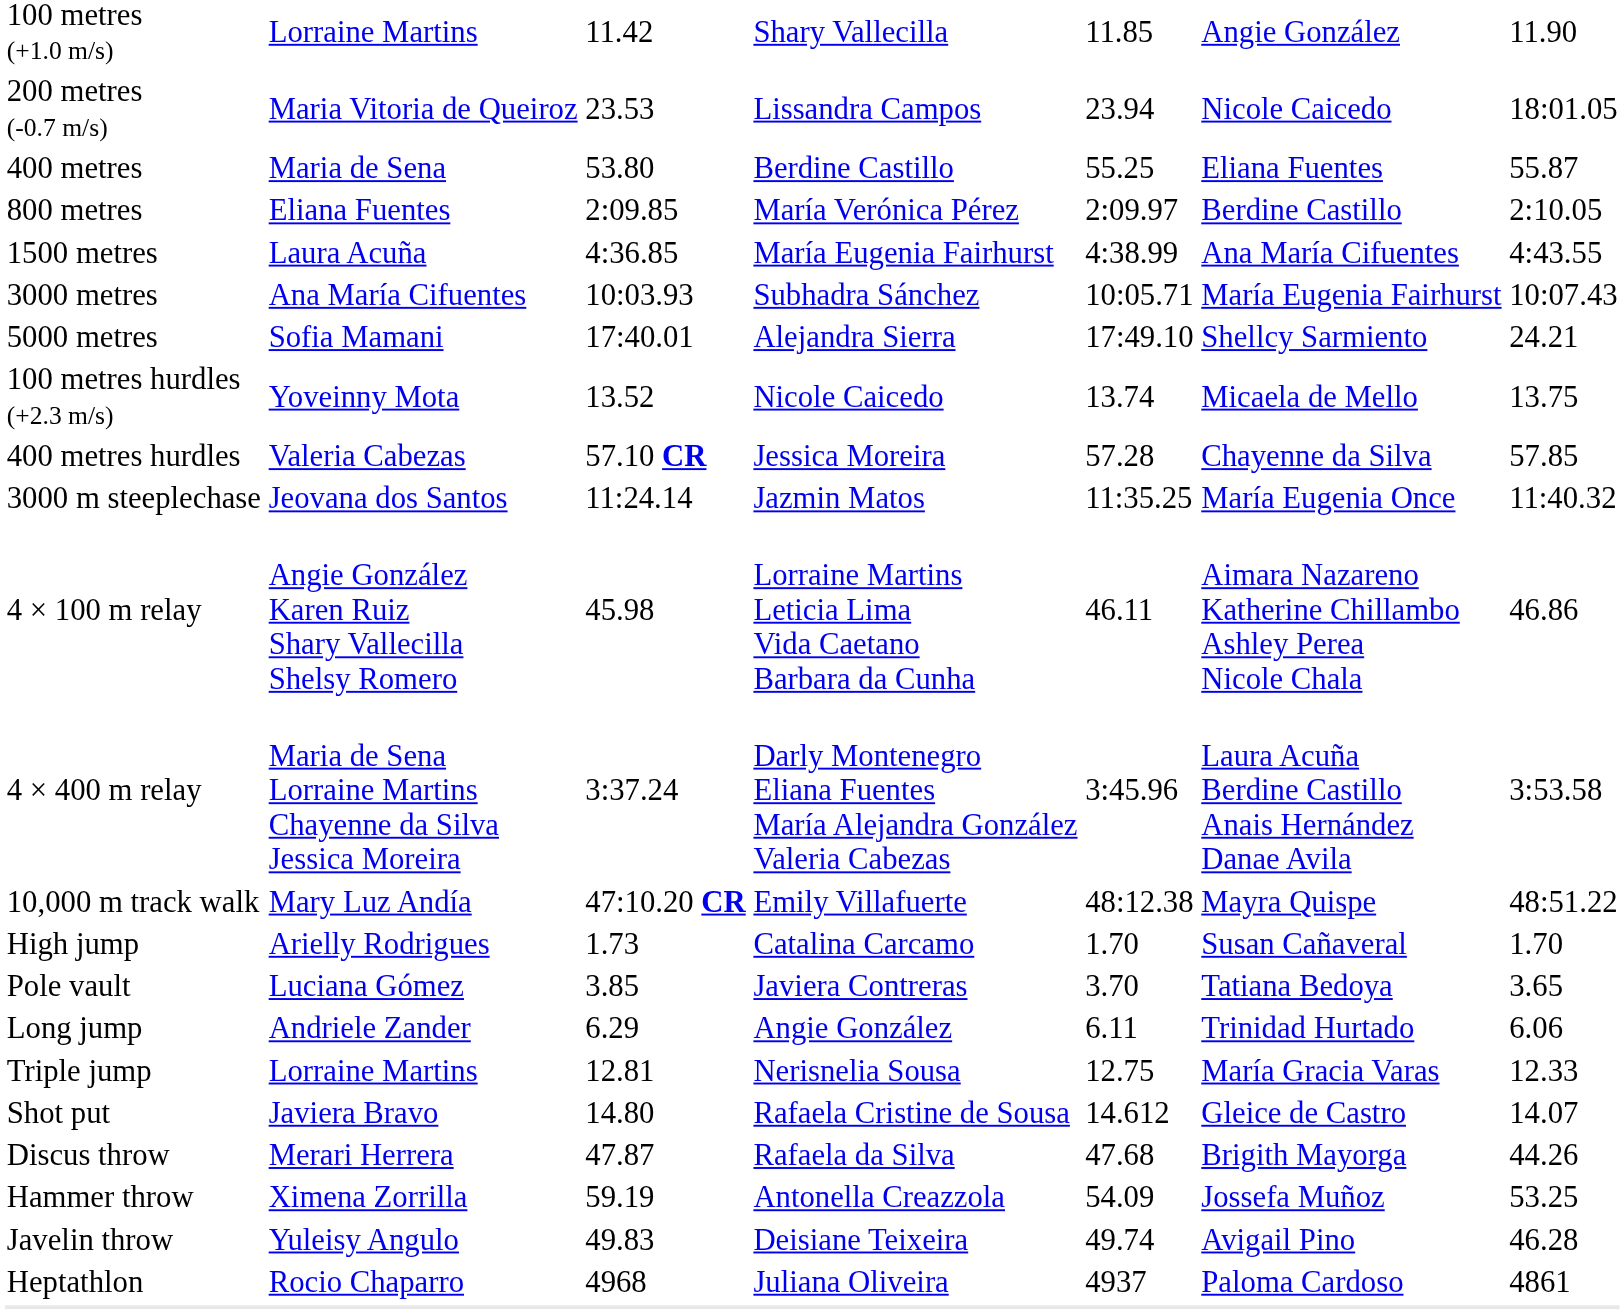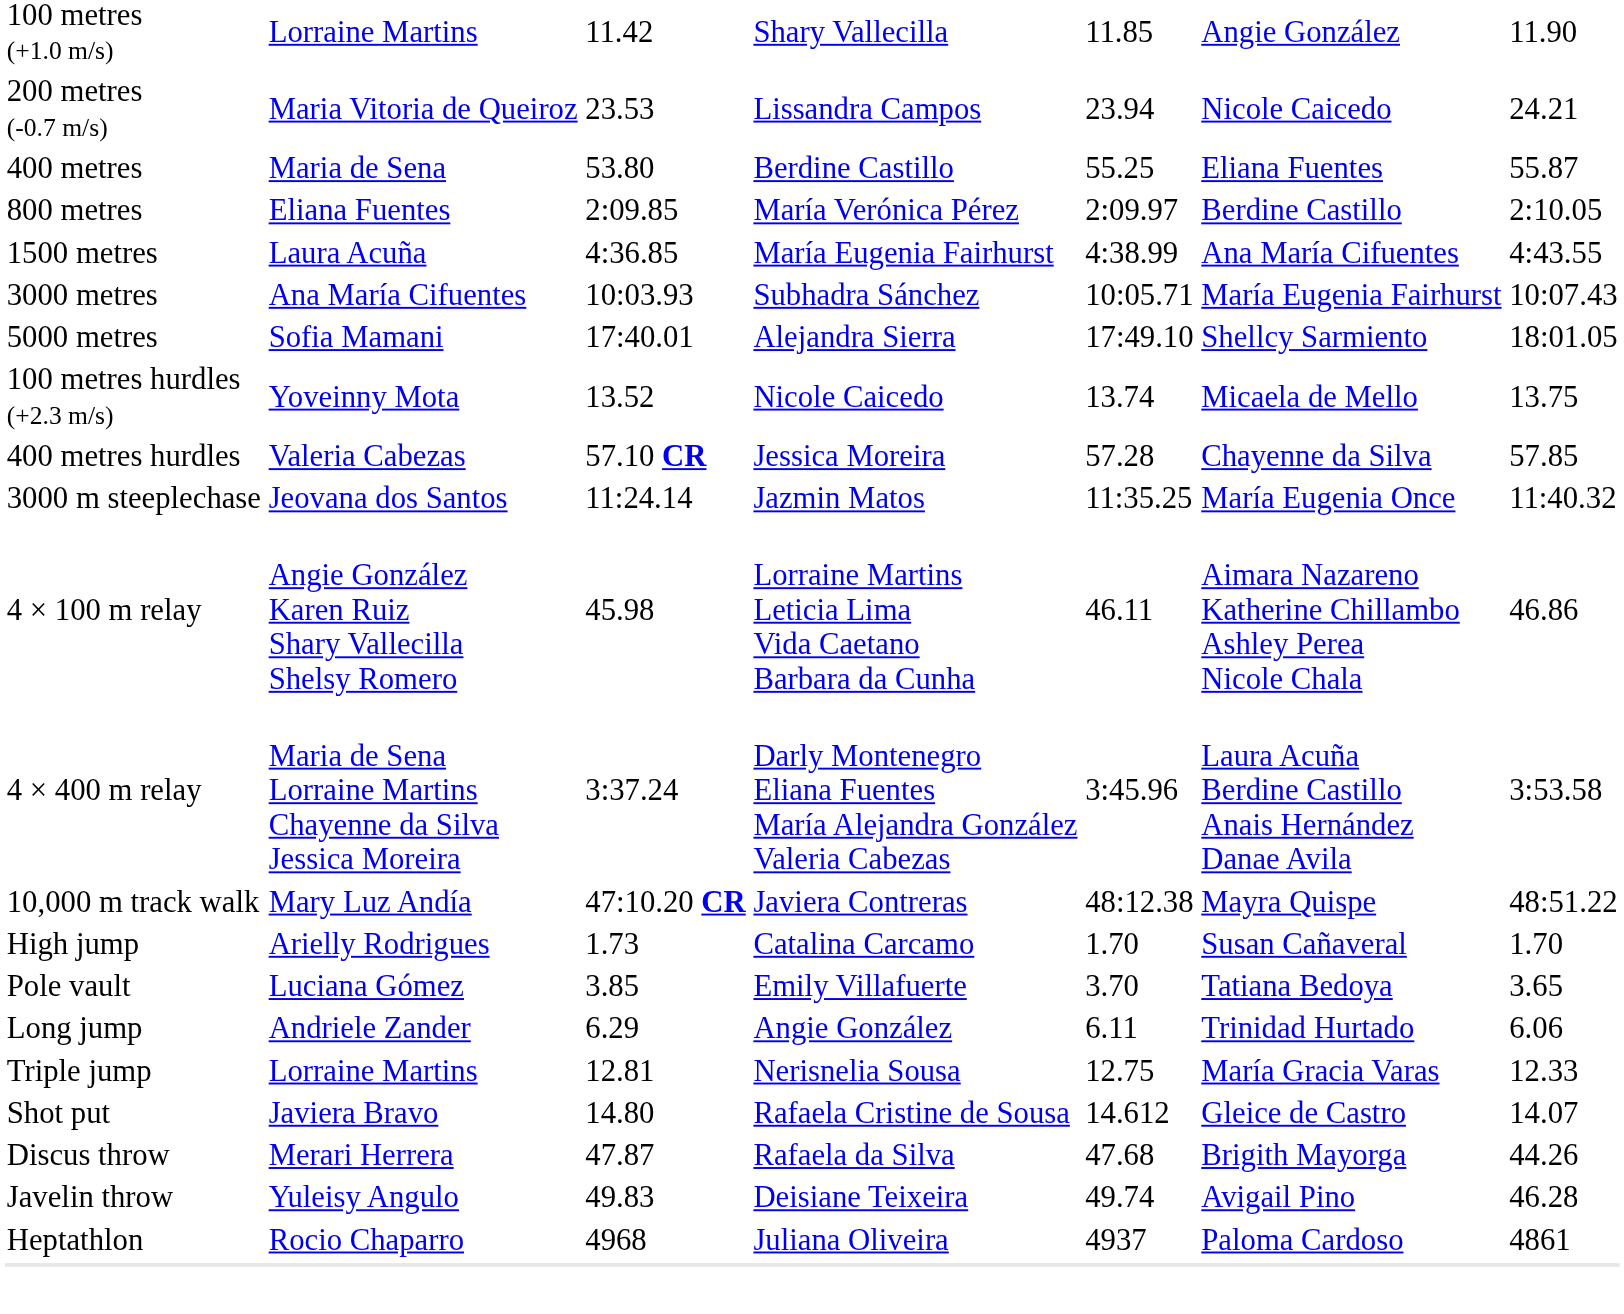(1563, 108) 18:01.05 -> (1544, 108) 24.21
(1544, 337) 24.21 -> (1563, 337) 18:01.05
(860, 901) Emily Villafuerte -> (860, 901) Javiera Contreras
(860, 986) Javiera Contreras -> (860, 986) Emily Villafuerte
- row: (100, 1197)
